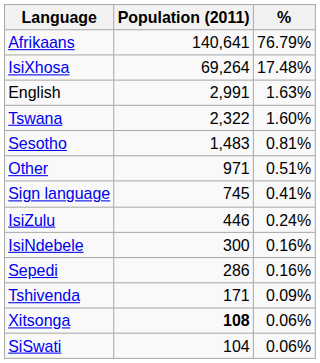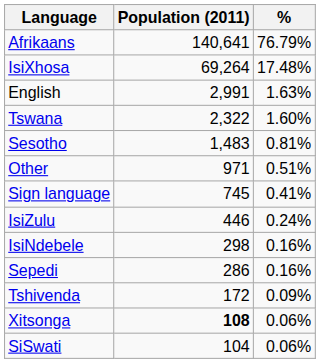(236, 245) 300 -> (236, 245) 298
(236, 295) 171 -> (236, 295) 172
